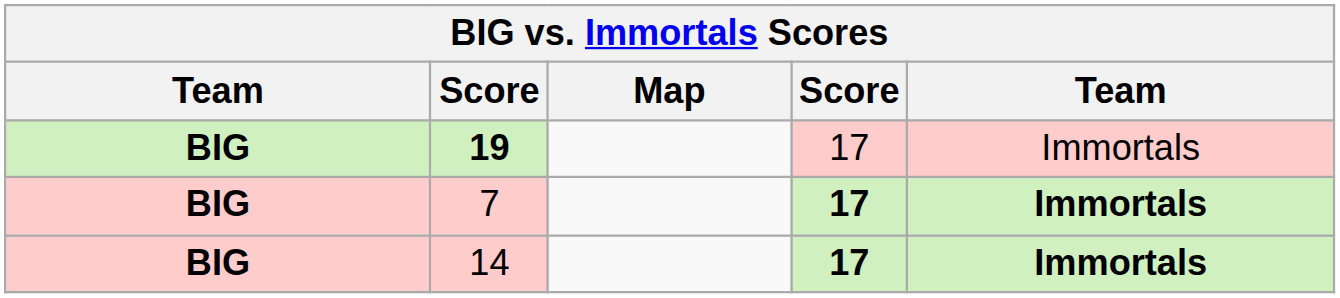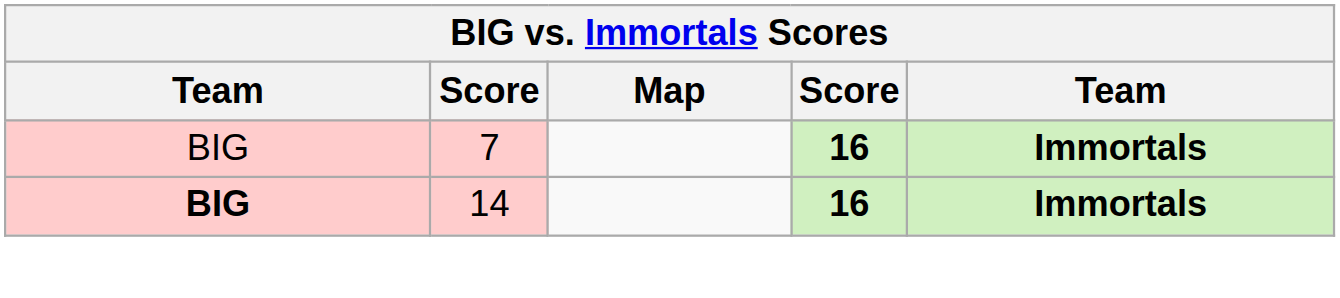- row: (489, 147)
(218, 205) bold -> (218, 147) normal
(849, 205) 17 -> (849, 147) 16
(849, 262) 17 -> (849, 205) 16
